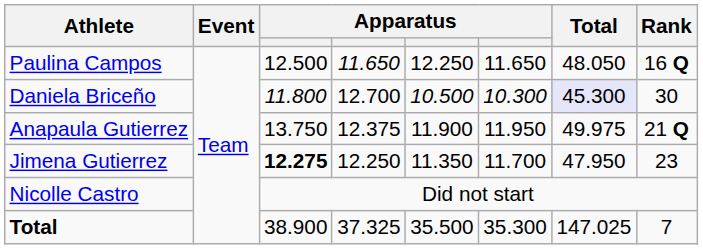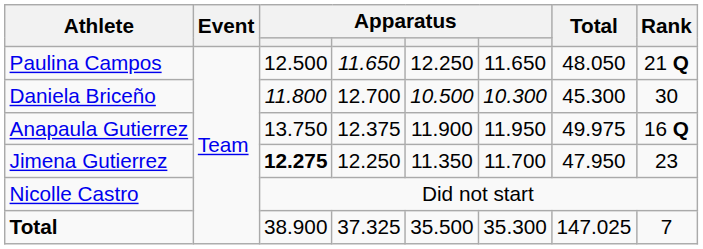(666, 64) 16 Q -> (666, 64) 21 Q
(594, 96) lavender background -> (594, 96) no background
(666, 129) 21 Q -> (666, 129) 16 Q
